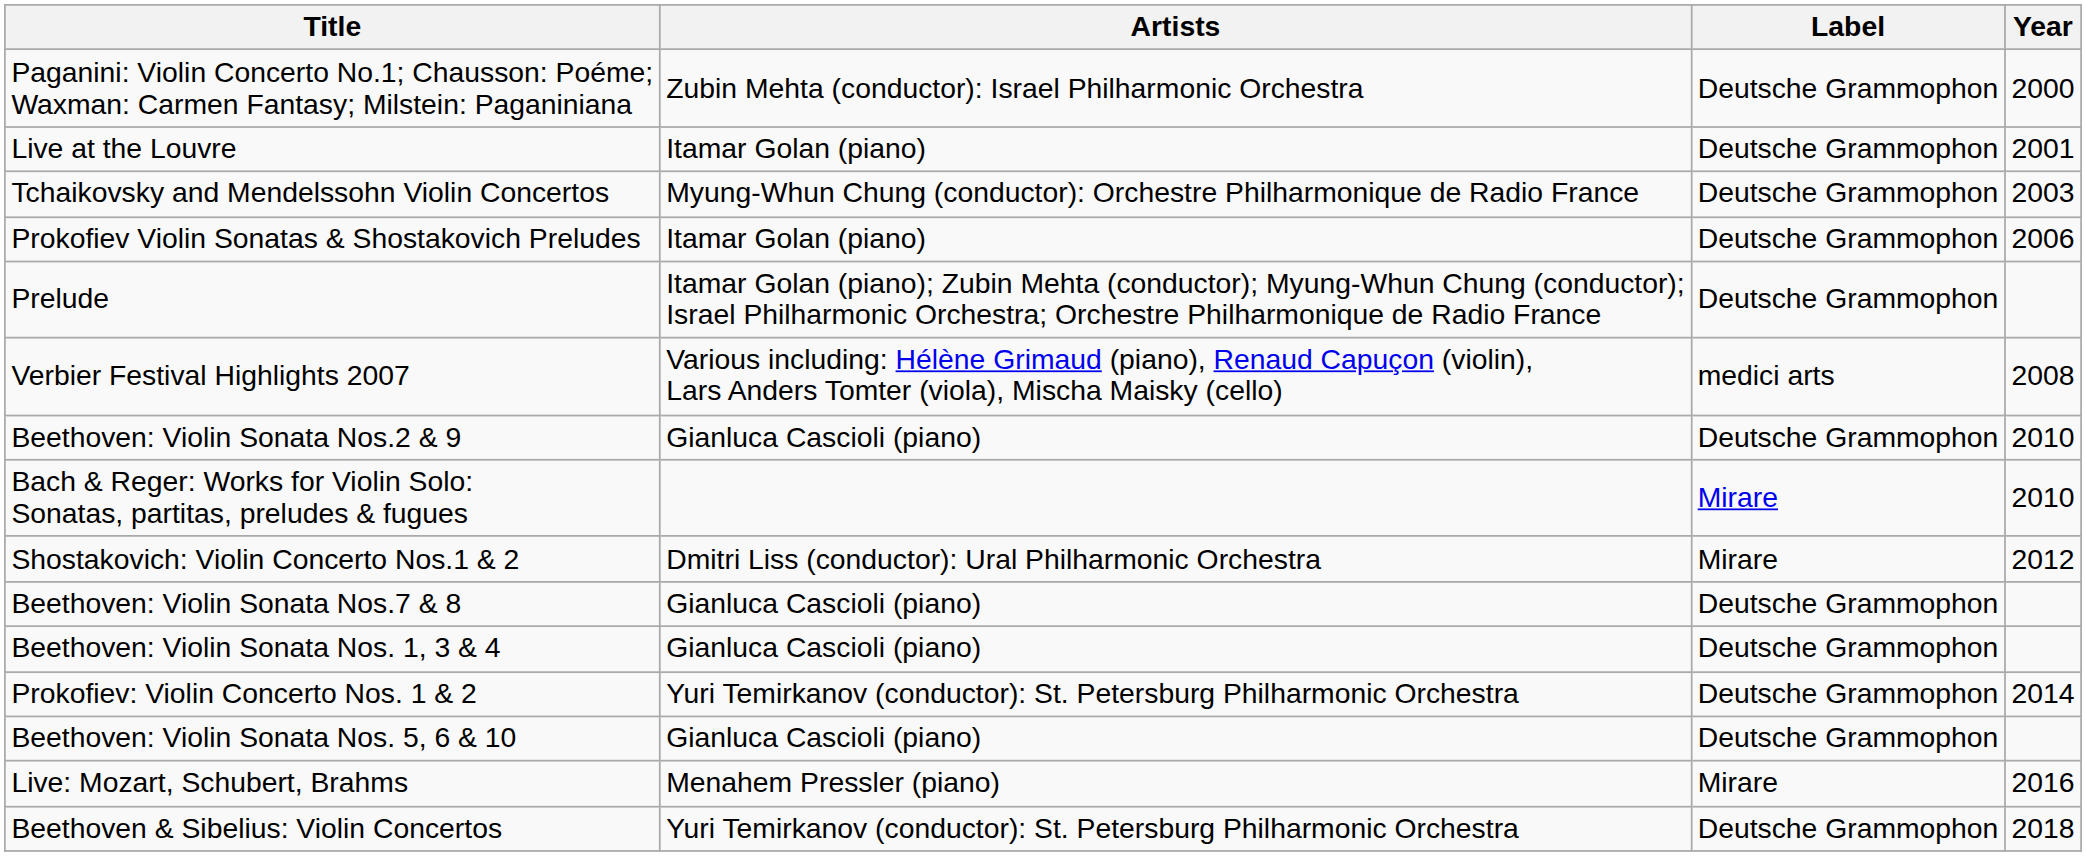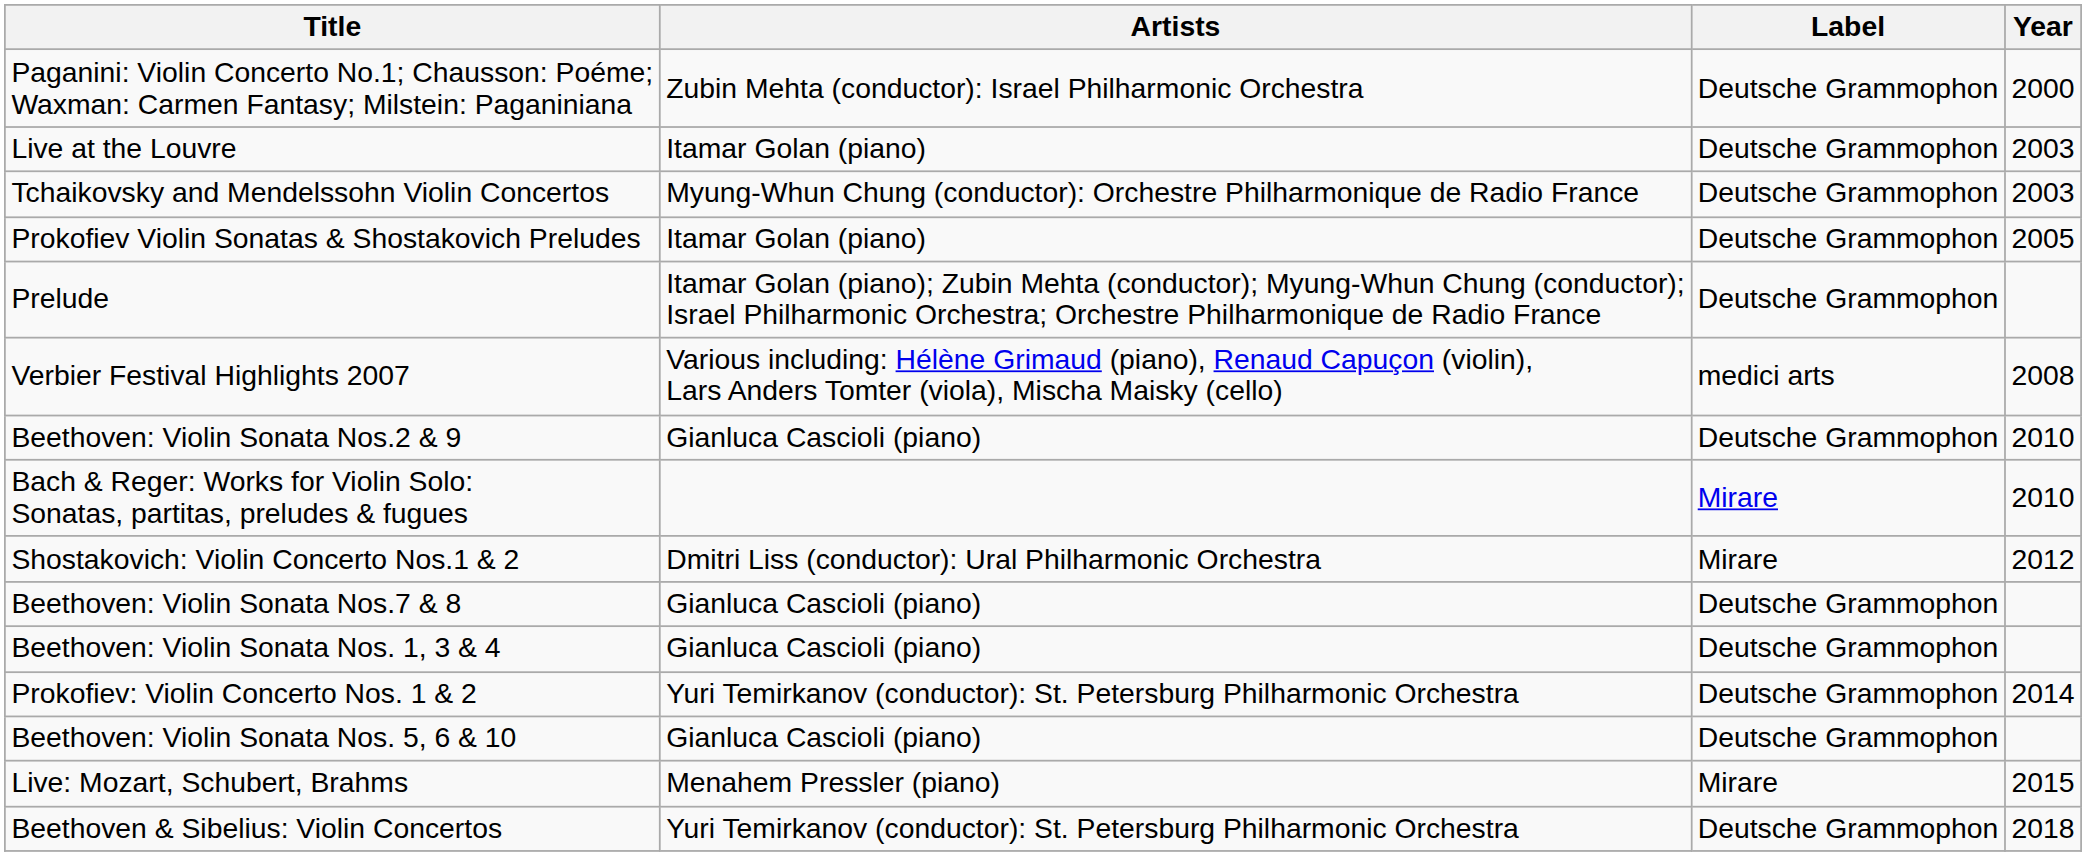(2043, 148) 2001 -> (2043, 148) 2003
(2043, 238) 2006 -> (2043, 238) 2005
(2043, 783) 2016 -> (2043, 783) 2015
